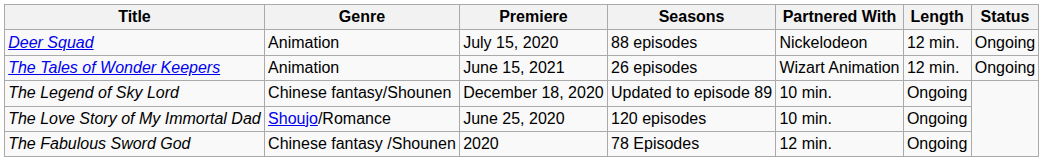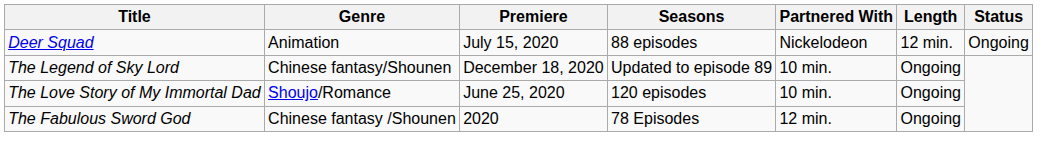- row: (114, 67)
